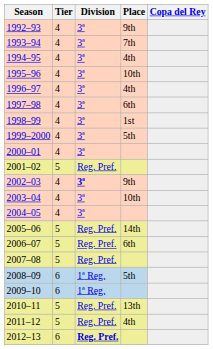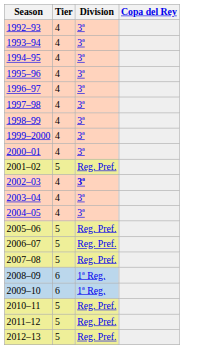- column: (134, 12)
(57, 337) 6 -> (57, 337) 5
(98, 337) bold -> (97, 337) normal
